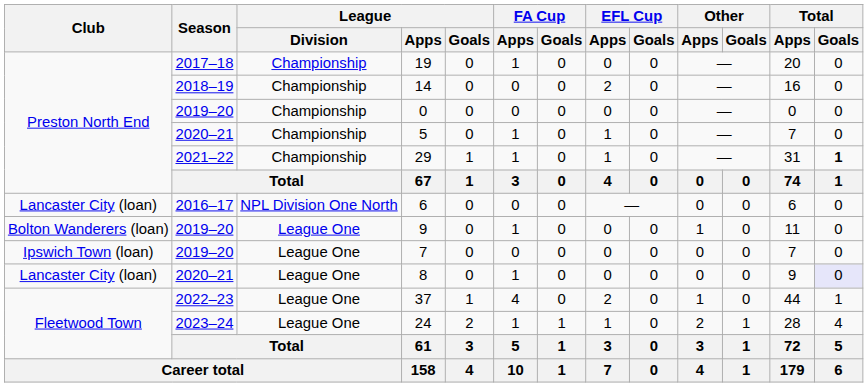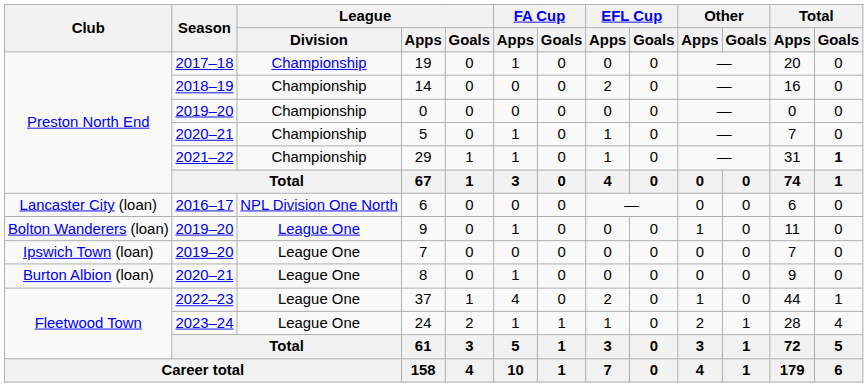(88, 275) Lancaster City (loan) -> (88, 275) Burton Albion (loan)
(838, 275) lavender background -> (838, 275) no background
